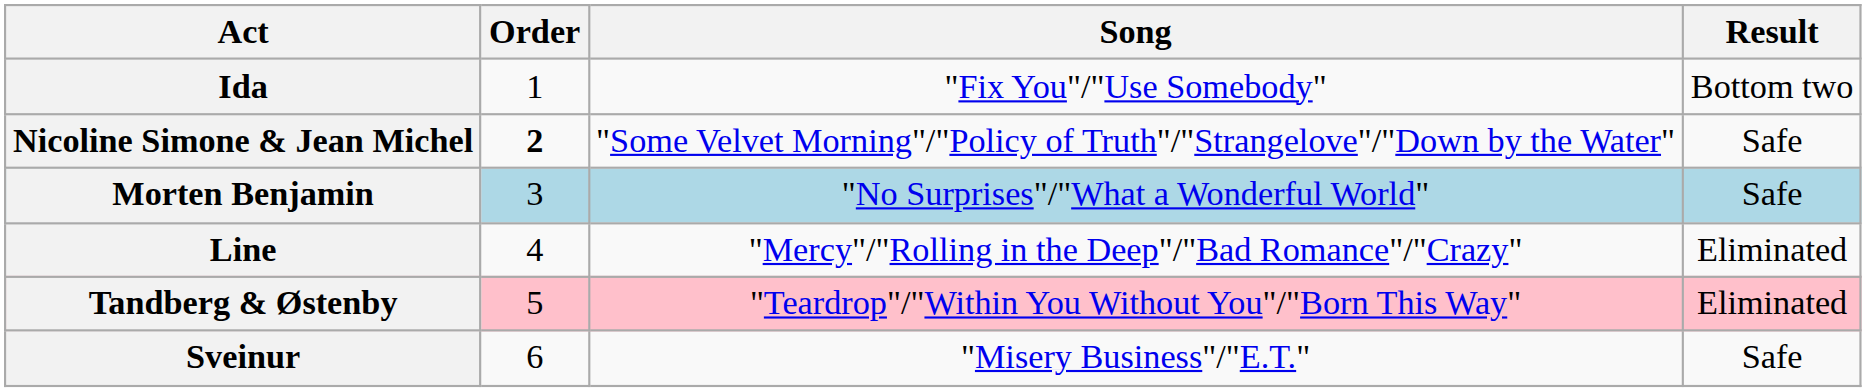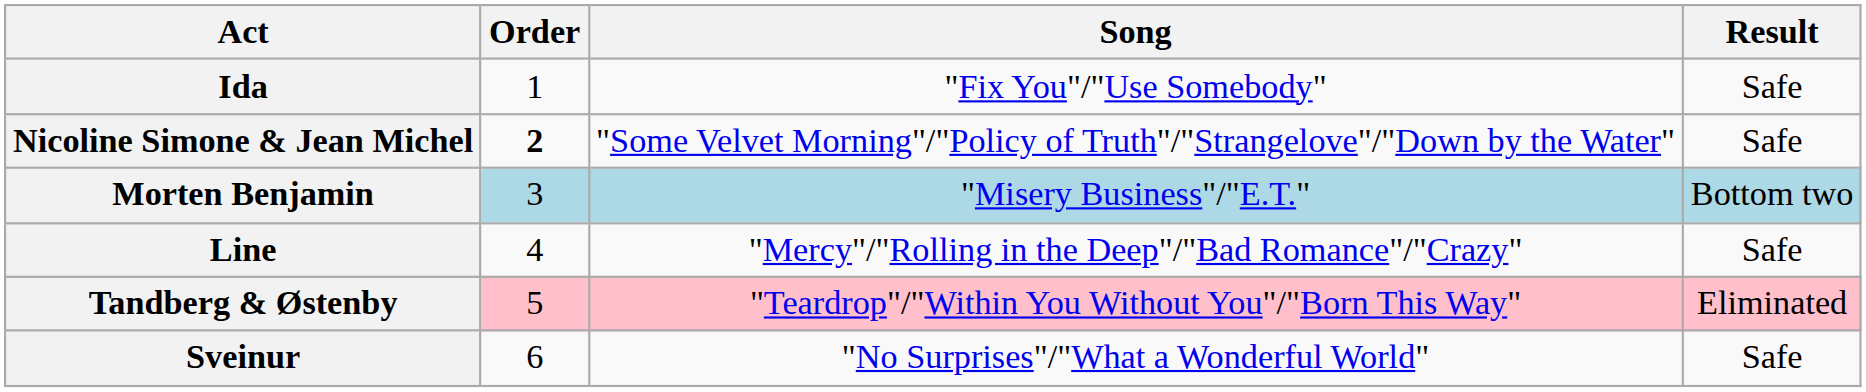(1772, 85) Bottom two -> (1772, 85) Safe
(1136, 194) "No Surprises"/"What a Wonderful World" -> (1136, 194) "Misery Business"/"E.T."
(1772, 194) Safe -> (1772, 194) Bottom two
(1772, 248) Eliminated -> (1772, 248) Safe
(1136, 357) "Misery Business"/"E.T." -> (1136, 357) "No Surprises"/"What a Wonderful World"
